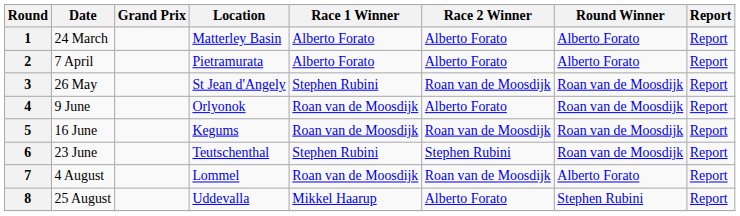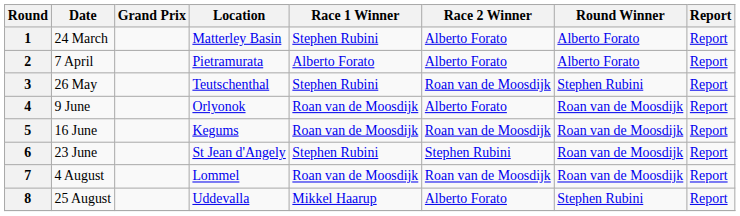(333, 38) Alberto Forato -> (335, 38) Stephen Rubini
(239, 84) St Jean d'Angely -> (231, 84) Teutschenthal
(620, 84) Roan van de Moosdijk -> (600, 84) Stephen Rubini
(231, 152) Teutschenthal -> (239, 152) St Jean d'Angely
(598, 175) Alberto Forato -> (620, 175) Roan van de Moosdijk
